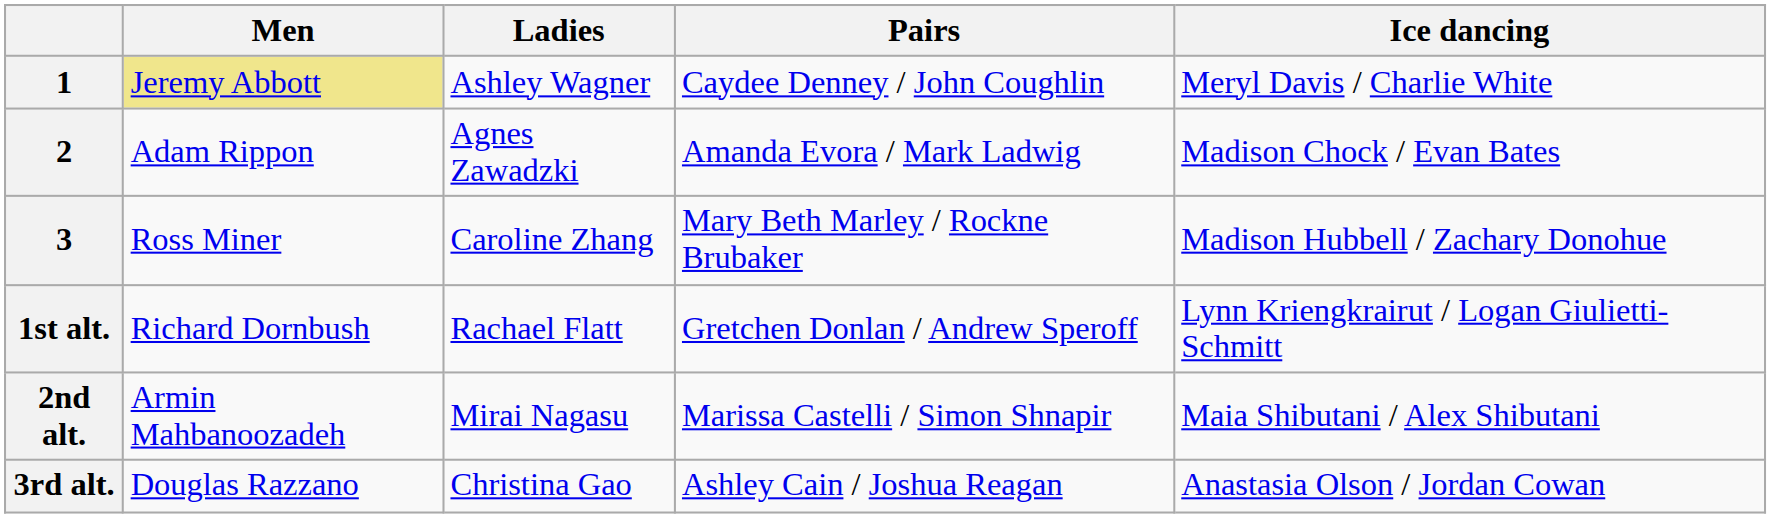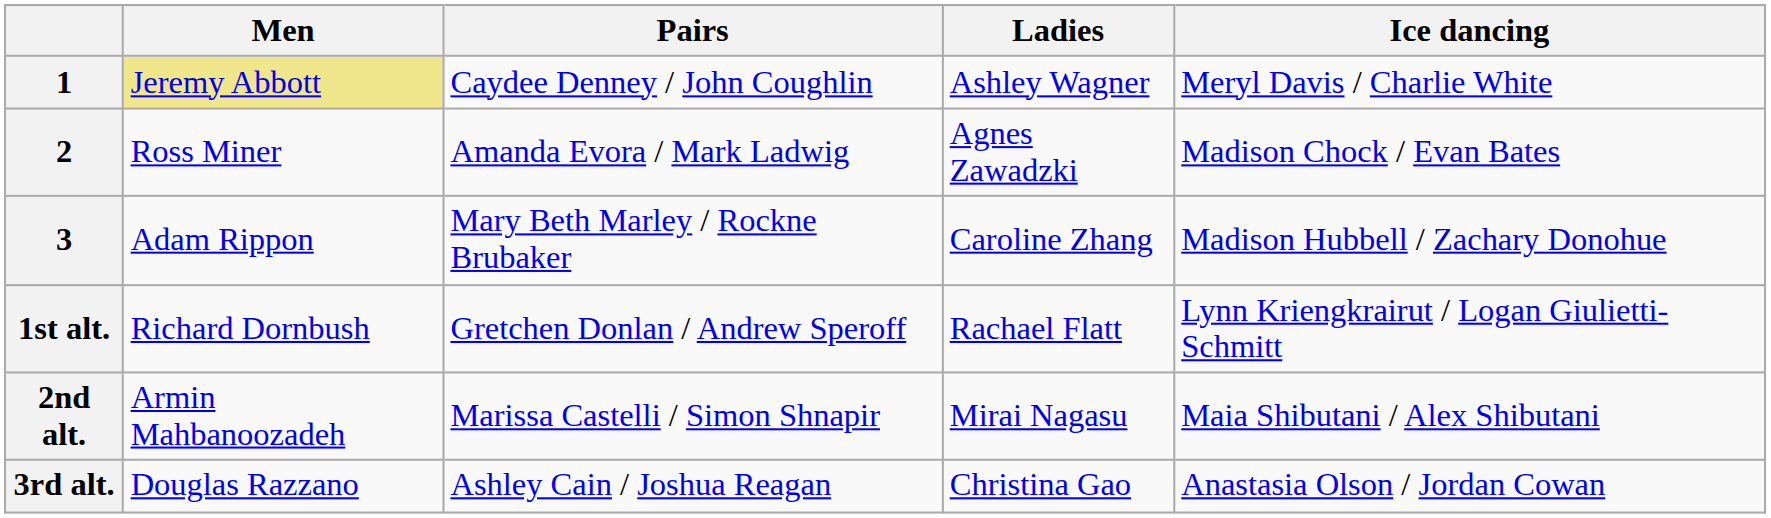columns swapped: (559, 30) <-> (924, 30)
(222, 151) Adam Rippon -> (206, 151) Ross Miner
(206, 239) Ross Miner -> (222, 239) Adam Rippon
